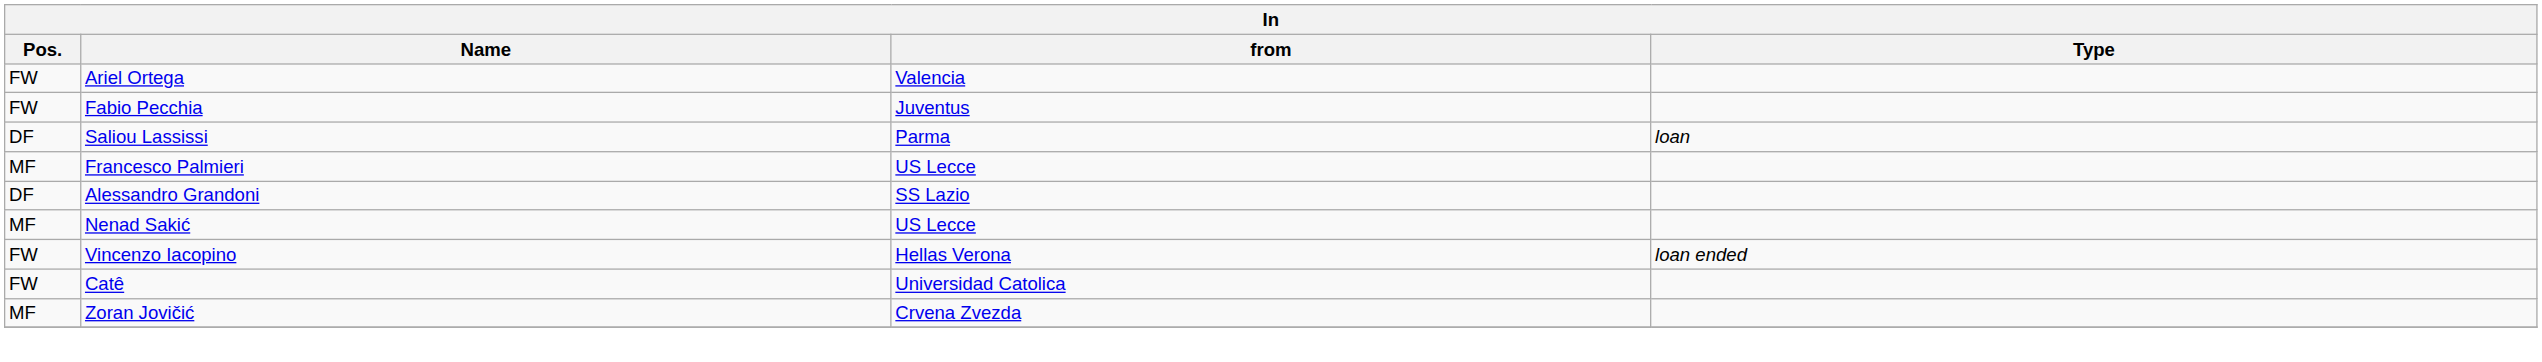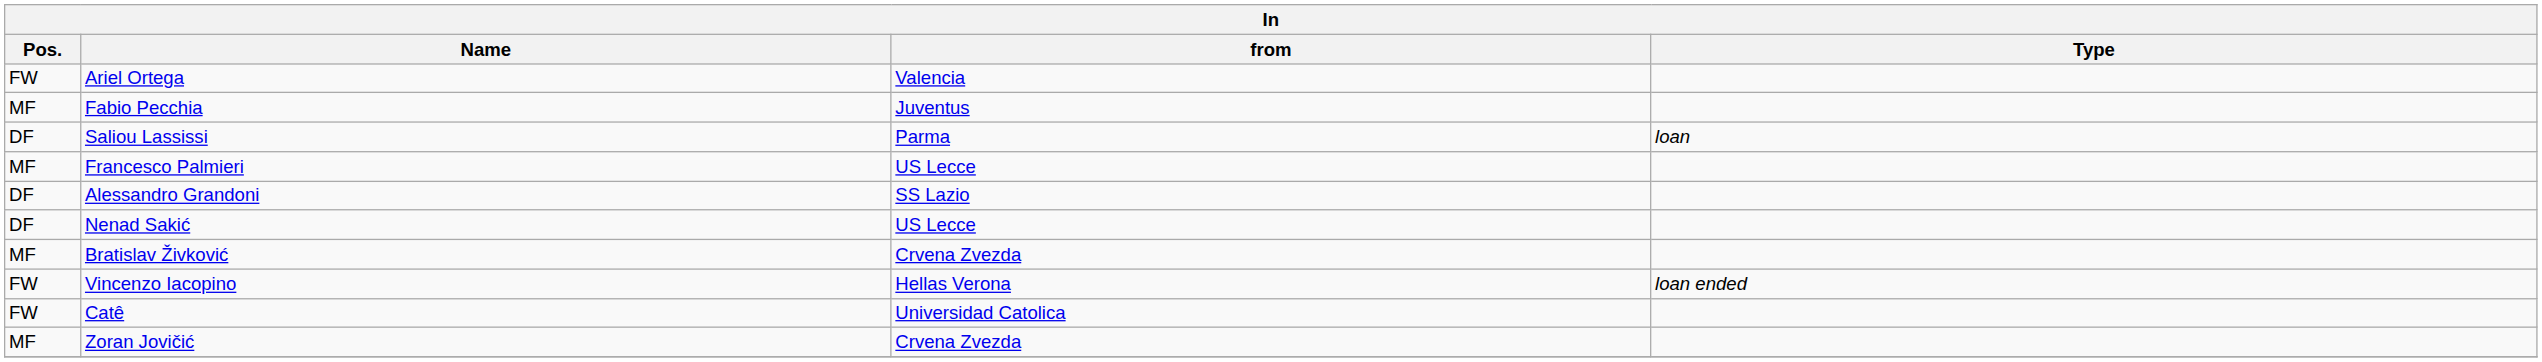(23, 108) FW -> (22, 108) MF
(22, 225) MF -> (21, 225) DF
+ row: (157, 254)
